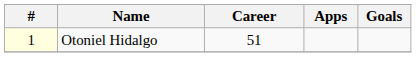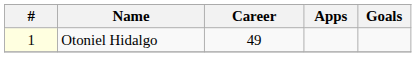(254, 39) 51 -> (254, 39) 49
